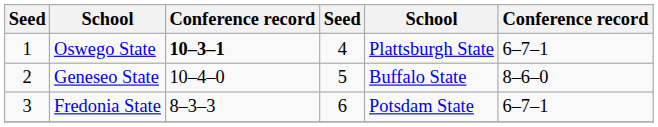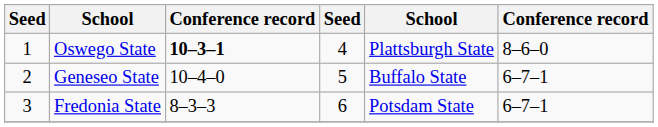(525, 48) 6–7–1 -> (525, 48) 8–6–0
(525, 77) 8–6–0 -> (525, 77) 6–7–1
